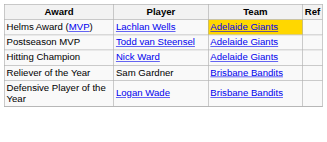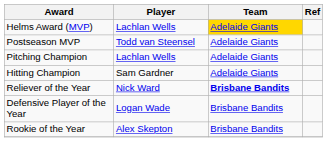+ row: (47, 57)
(138, 57) Nick Ward -> (145, 73) Sam Gardner
(145, 73) Sam Gardner -> (138, 88) Nick Ward
(247, 73) normal -> (250, 88) bold
+ row: (46, 129)
